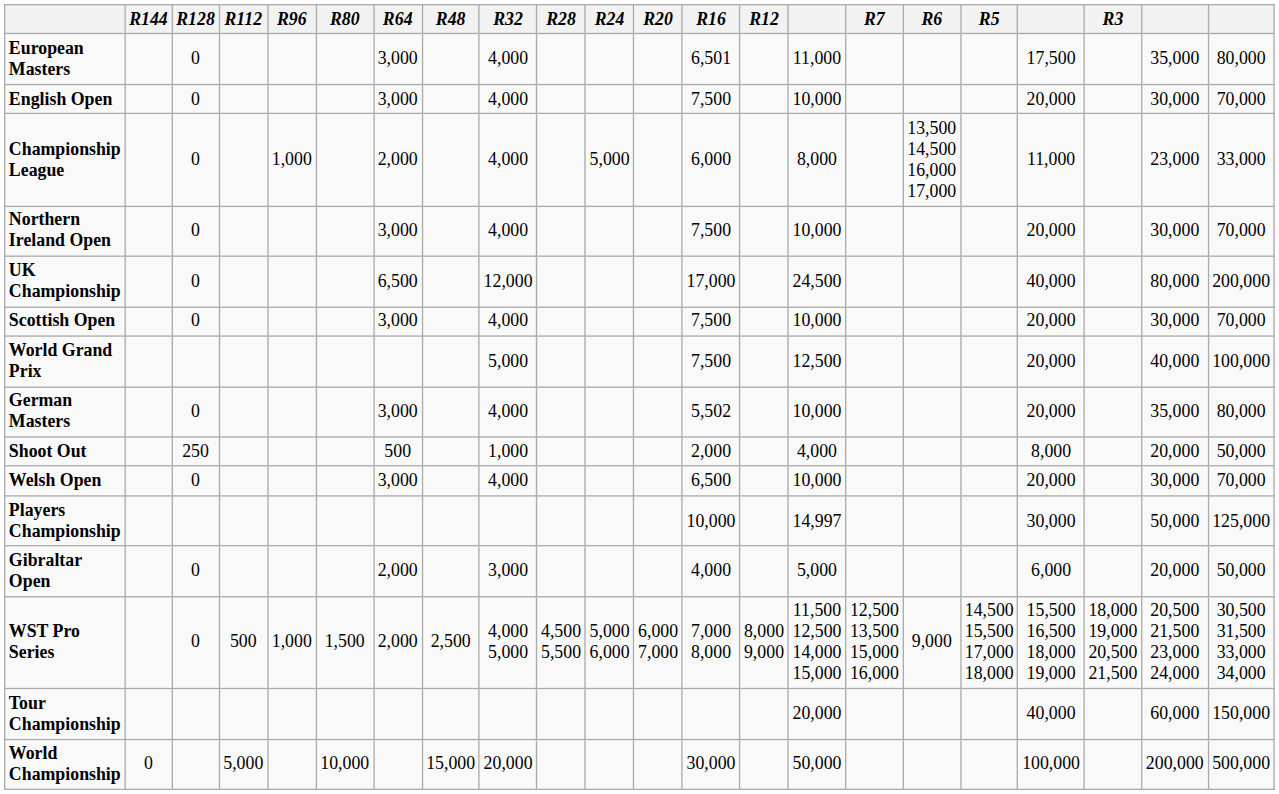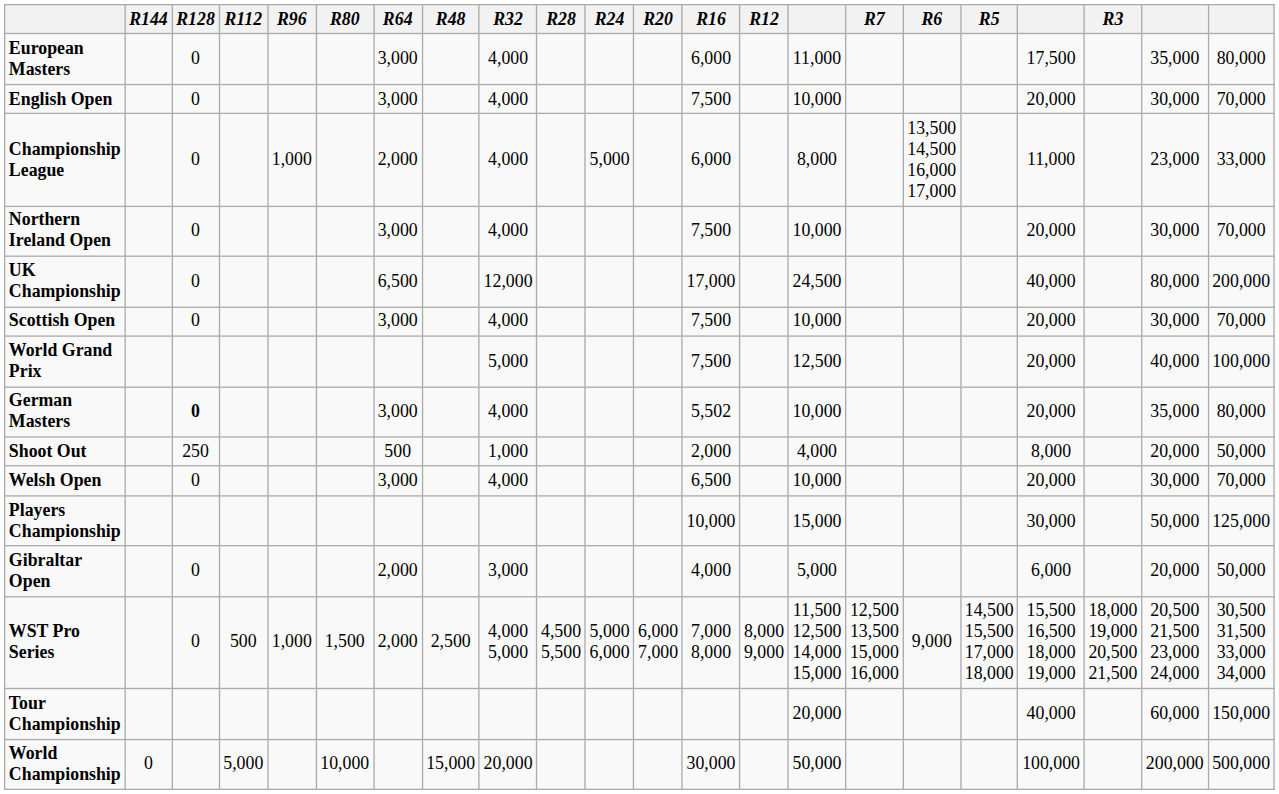(711, 58) 6,501 -> (711, 58) 6,000
(195, 411) normal -> (195, 411) bold
(817, 520) 14,997 -> (817, 520) 15,000
